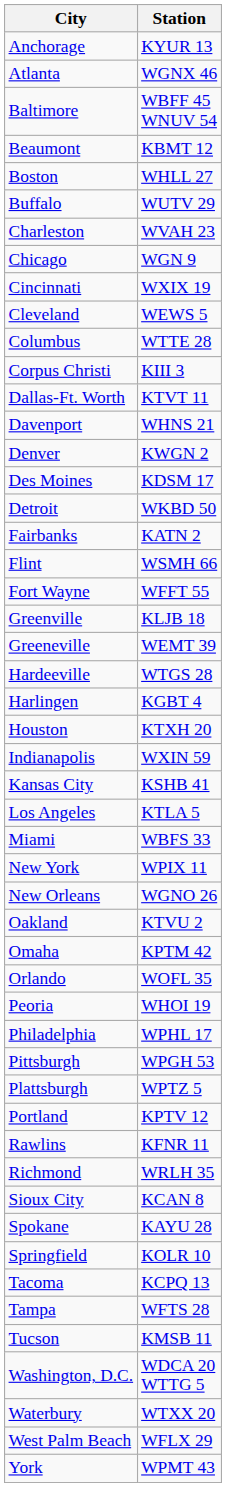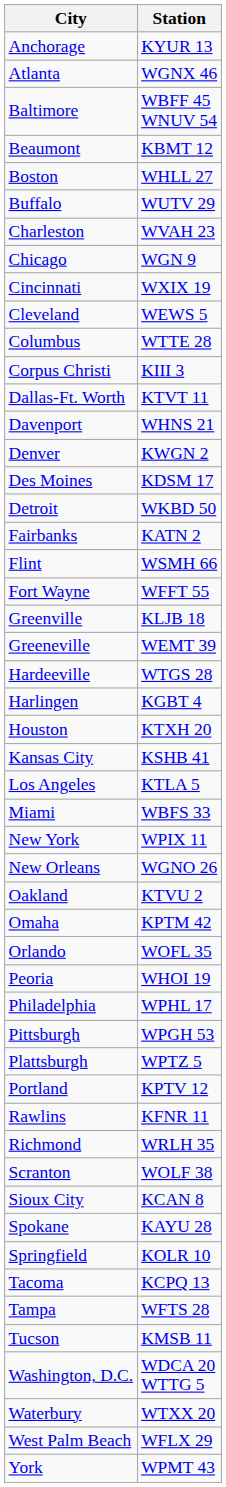- row: (52, 757)
+ row: (40, 1171)
